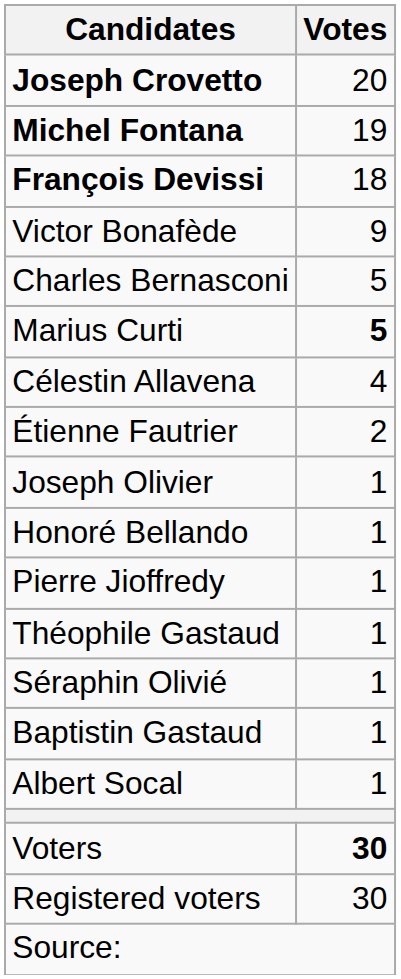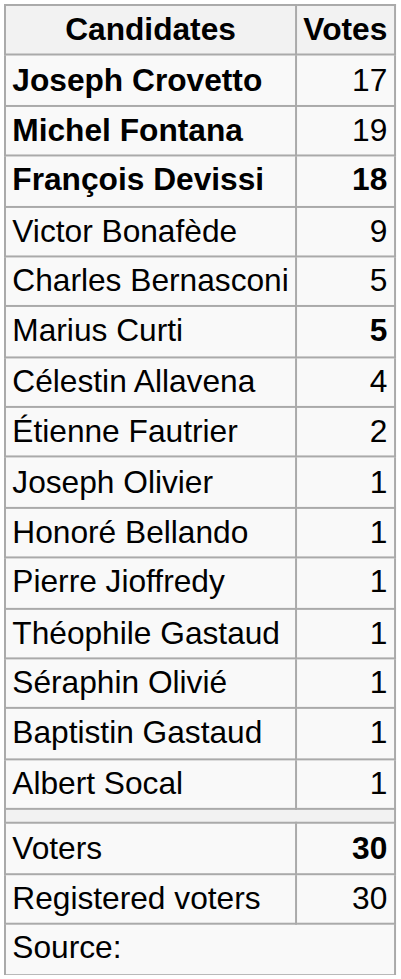(370, 79) 20 -> (370, 79) 17
(370, 180) normal -> (370, 180) bold
